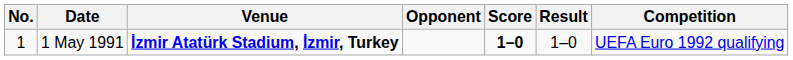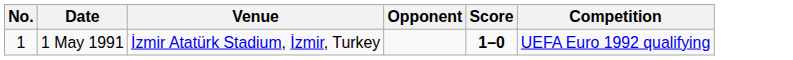- column: (564, 17)
(265, 42) bold -> (256, 42) normal
